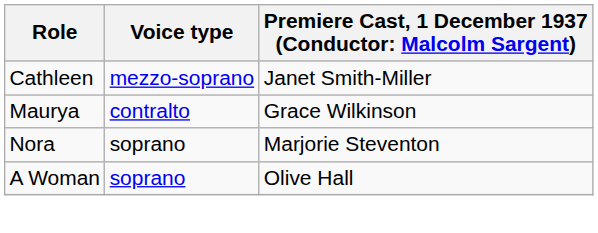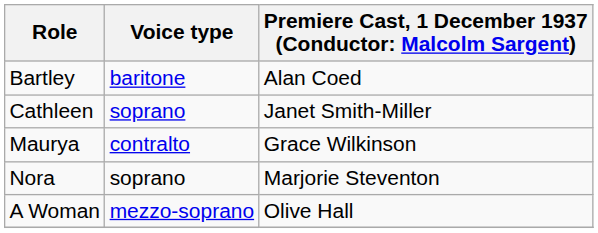+ row: (42, 77)
(182, 77) mezzo-soprano -> (148, 111) soprano
(148, 177) soprano -> (182, 210) mezzo-soprano
